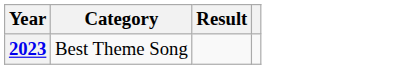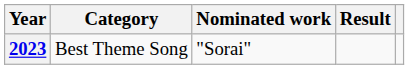+ column: (264, 19)
